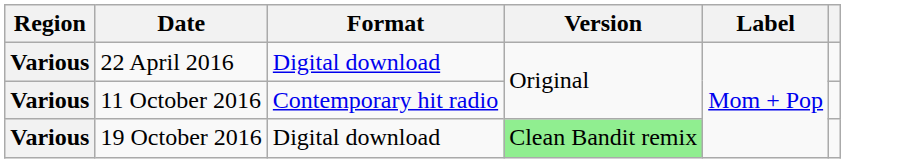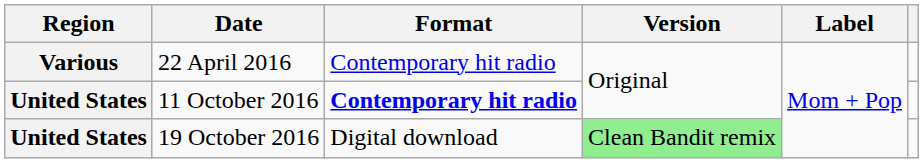(357, 61) Digital download -> (443, 61) Contemporary hit radio
(50, 99) Various -> (79, 99) United States
(385, 99) normal -> (454, 99) bold
(50, 137) Various -> (79, 137) United States
